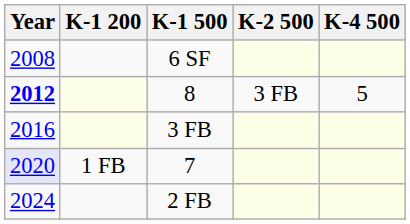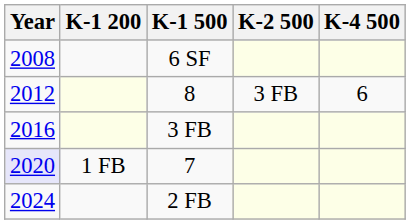(32, 93) bold -> (32, 93) normal
(362, 93) 5 -> (362, 93) 6
